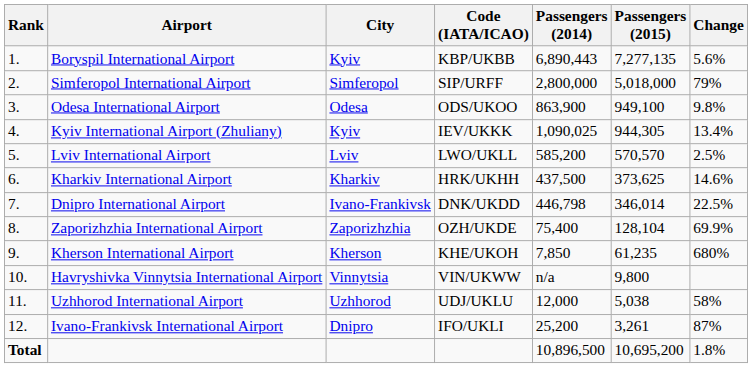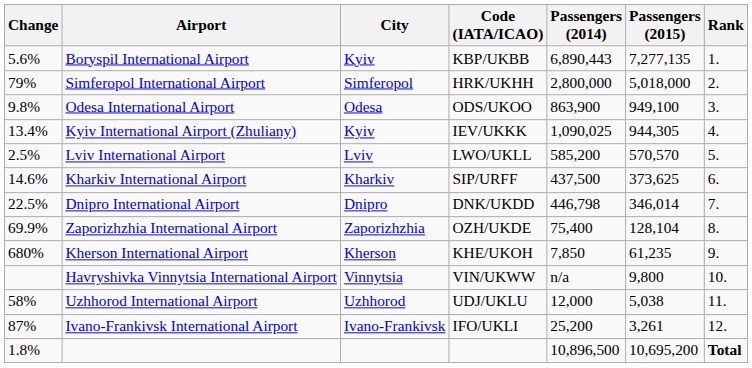columns swapped: (26, 25) <-> (719, 25)
(470, 82) SIP/URFF -> (493, 82) HRK/UKHH
(479, 180) HRK/UKHH -> (485, 180) SIP/URFF
(380, 204) Ivano-Frankivsk -> (366, 204) Dnipro
(351, 326) Dnipro -> (395, 326) Ivano-Frankivsk
